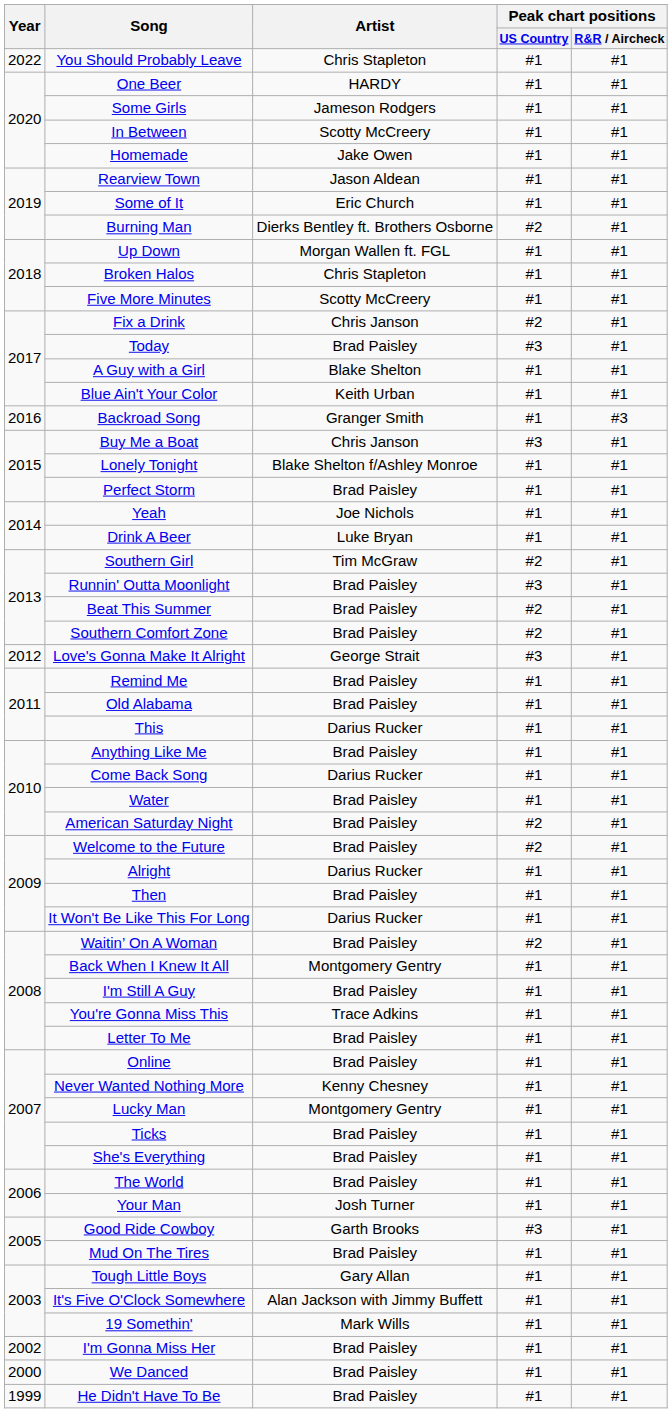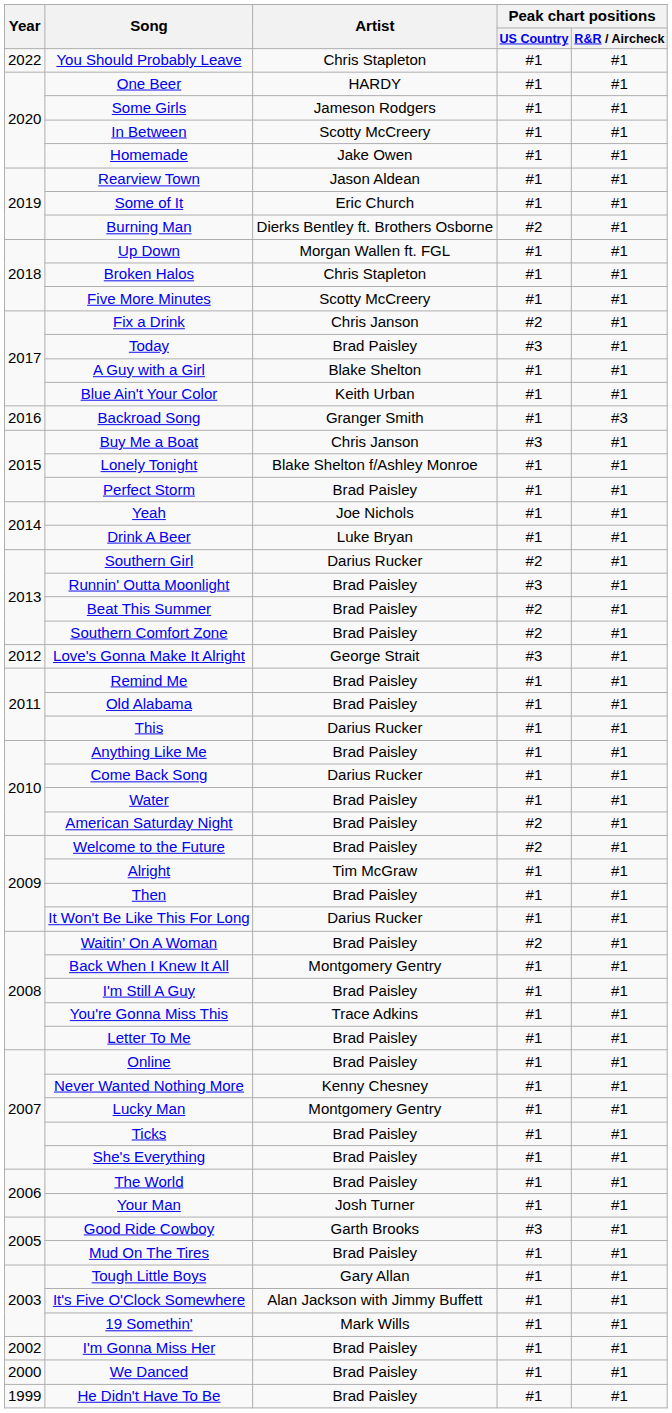(375, 561) Tim McGraw -> (375, 561) Darius Rucker
(375, 871) Darius Rucker -> (375, 871) Tim McGraw
